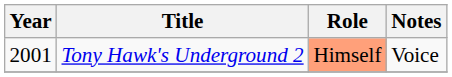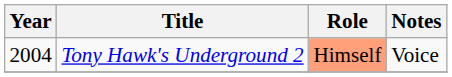(31, 54) 2001 -> (31, 54) 2004
